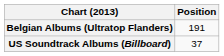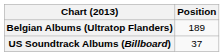(197, 28) 191 -> (197, 28) 189
